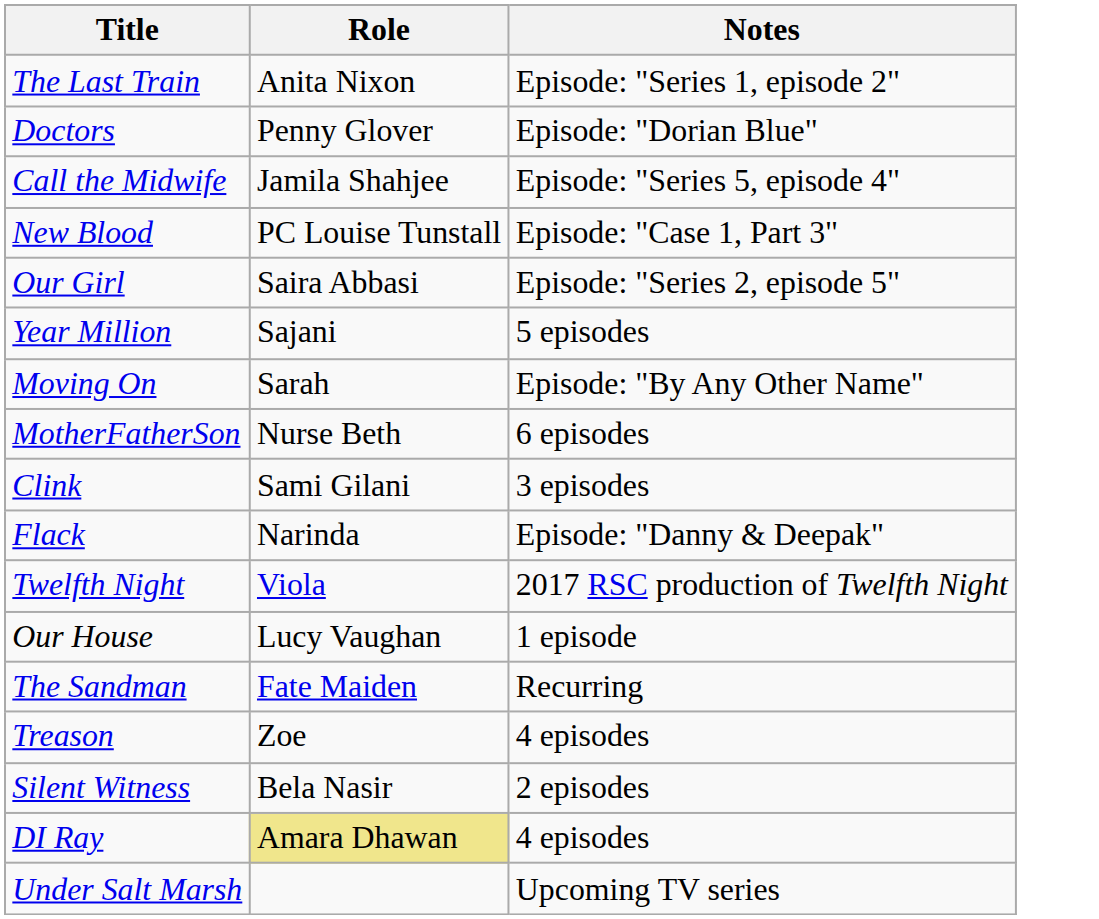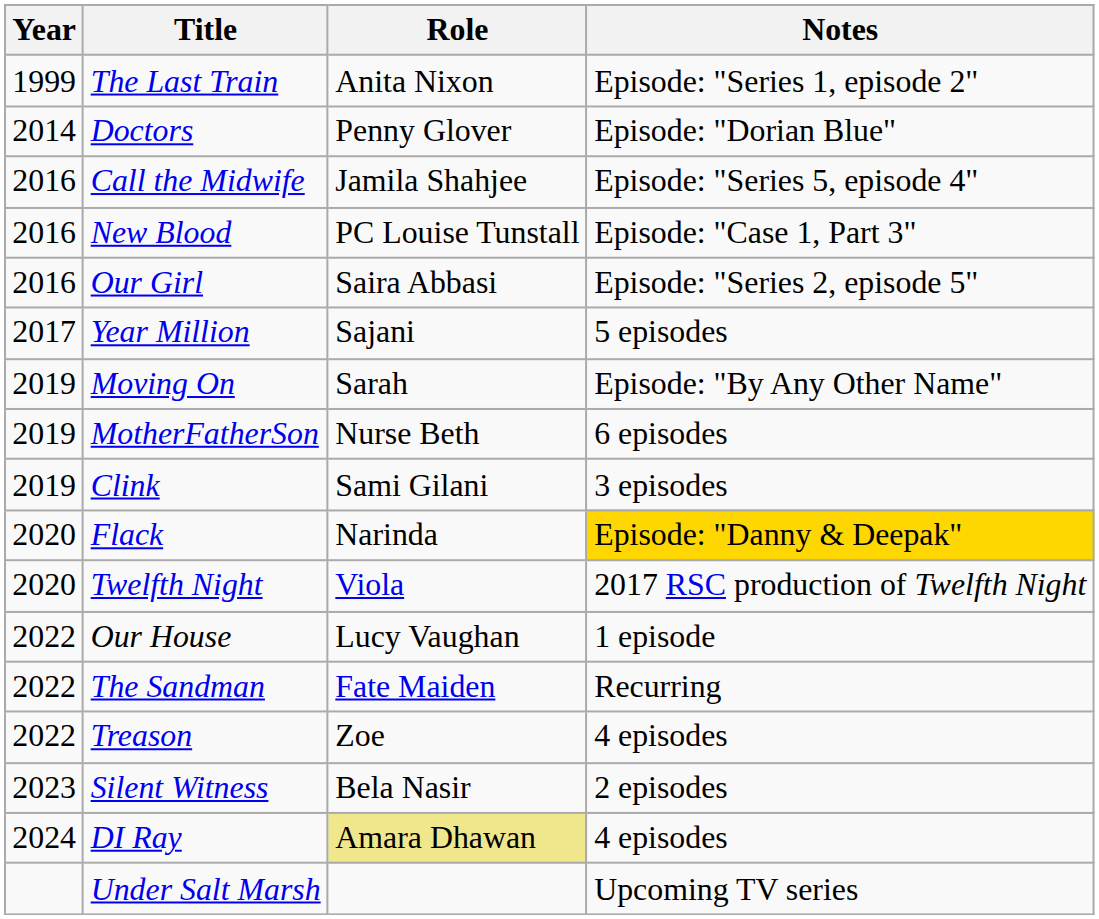+ column: (44, 29)
(700, 534) no background -> (778, 534) gold background
